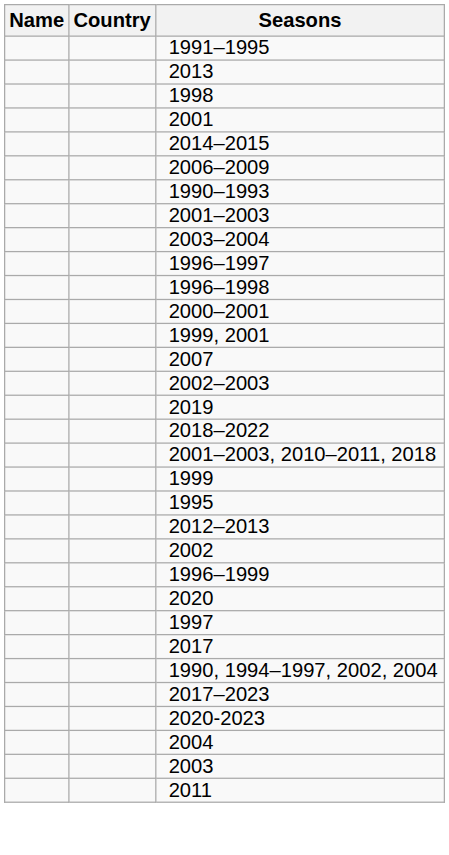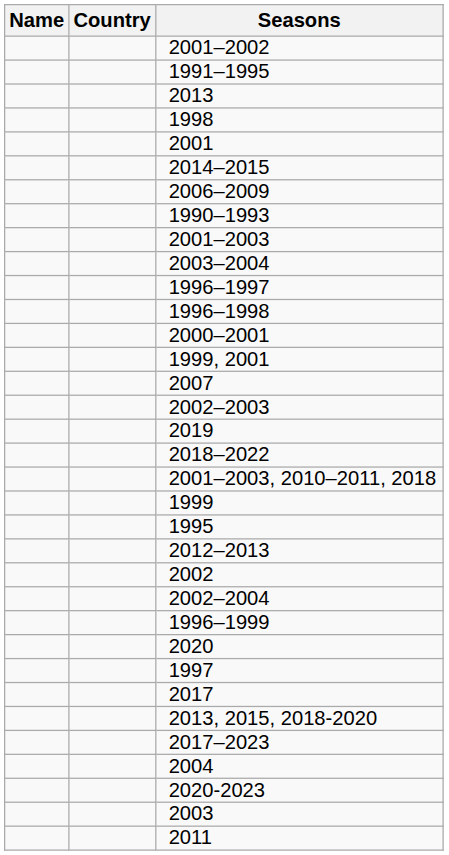+ row: (219, 48)
+ row: (219, 599)
- row: (303, 670)
+ row: (273, 718)
rows swapped: (217, 718) <-> (191, 742)
